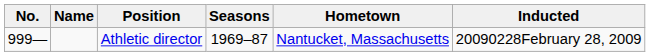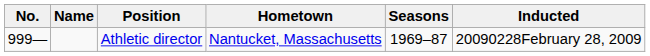columns swapped: (239, 16) <-> (363, 16)
